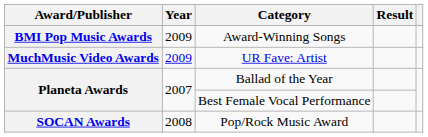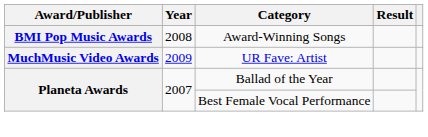(178, 36) 2009 -> (178, 36) 2008
- row: (284, 121)
